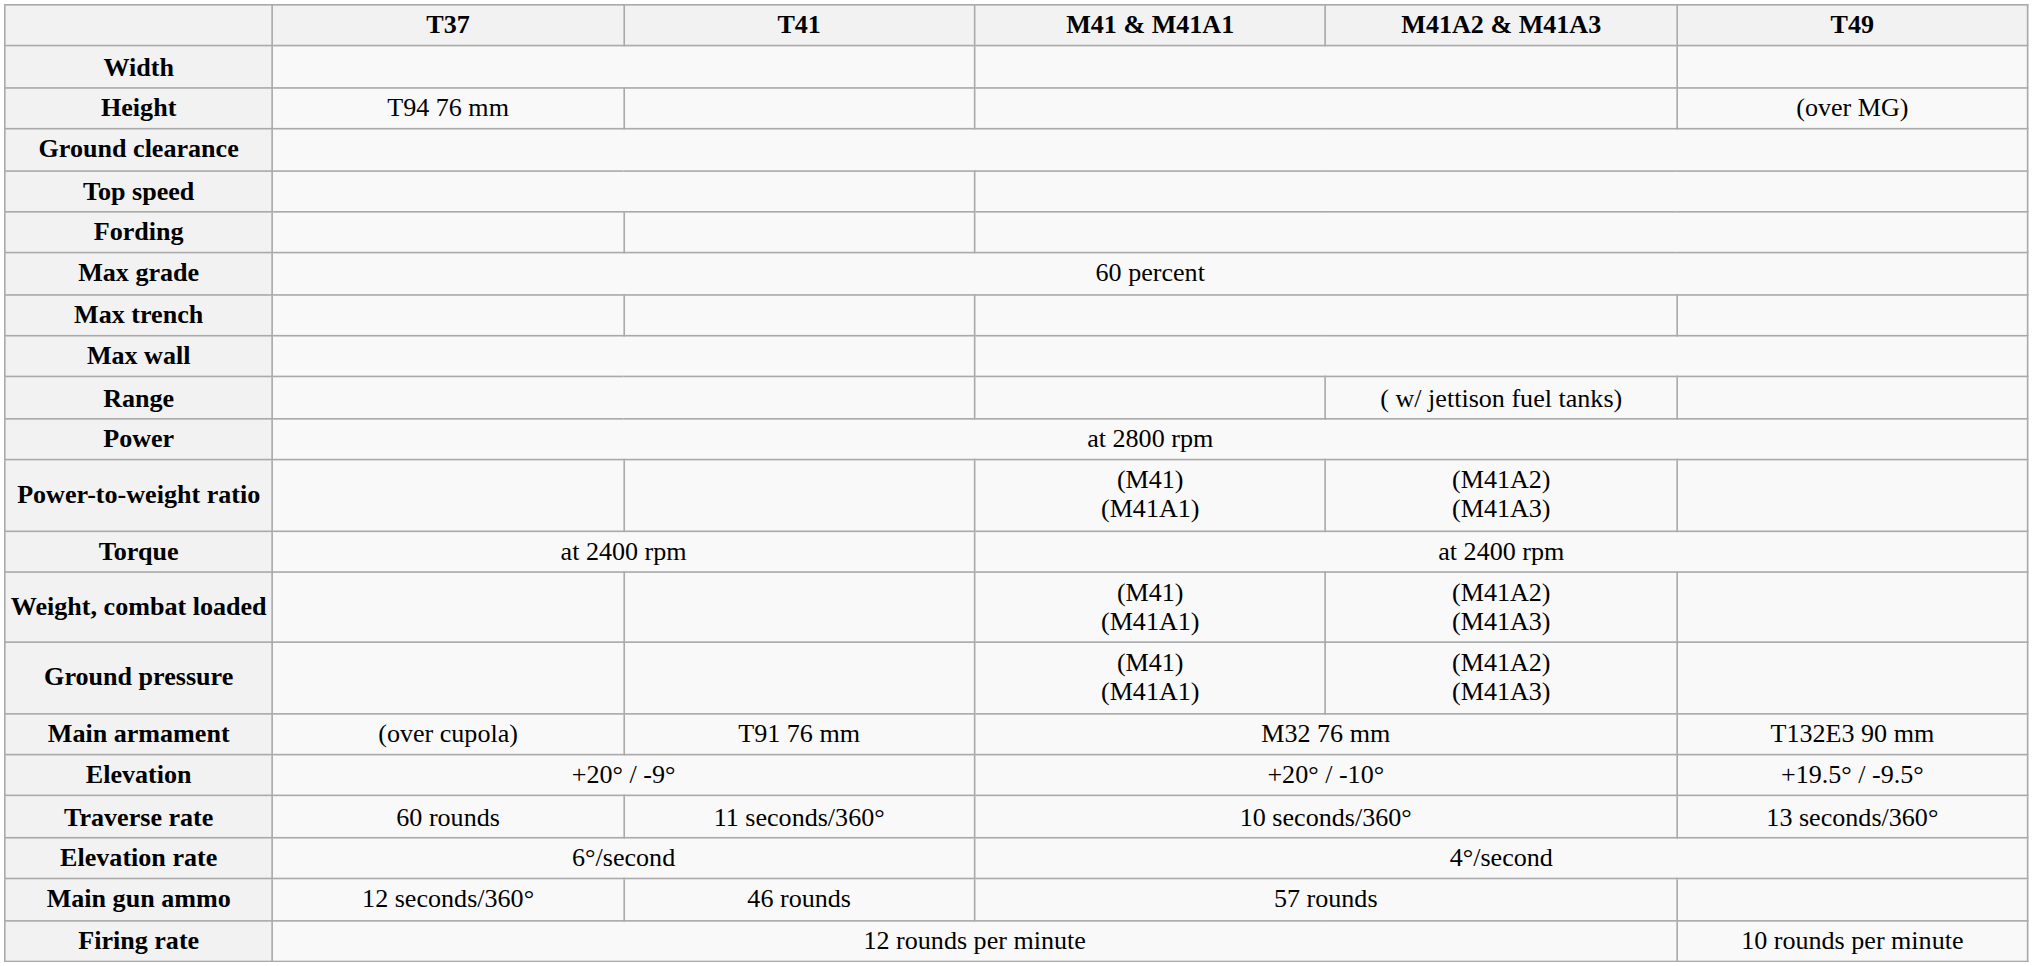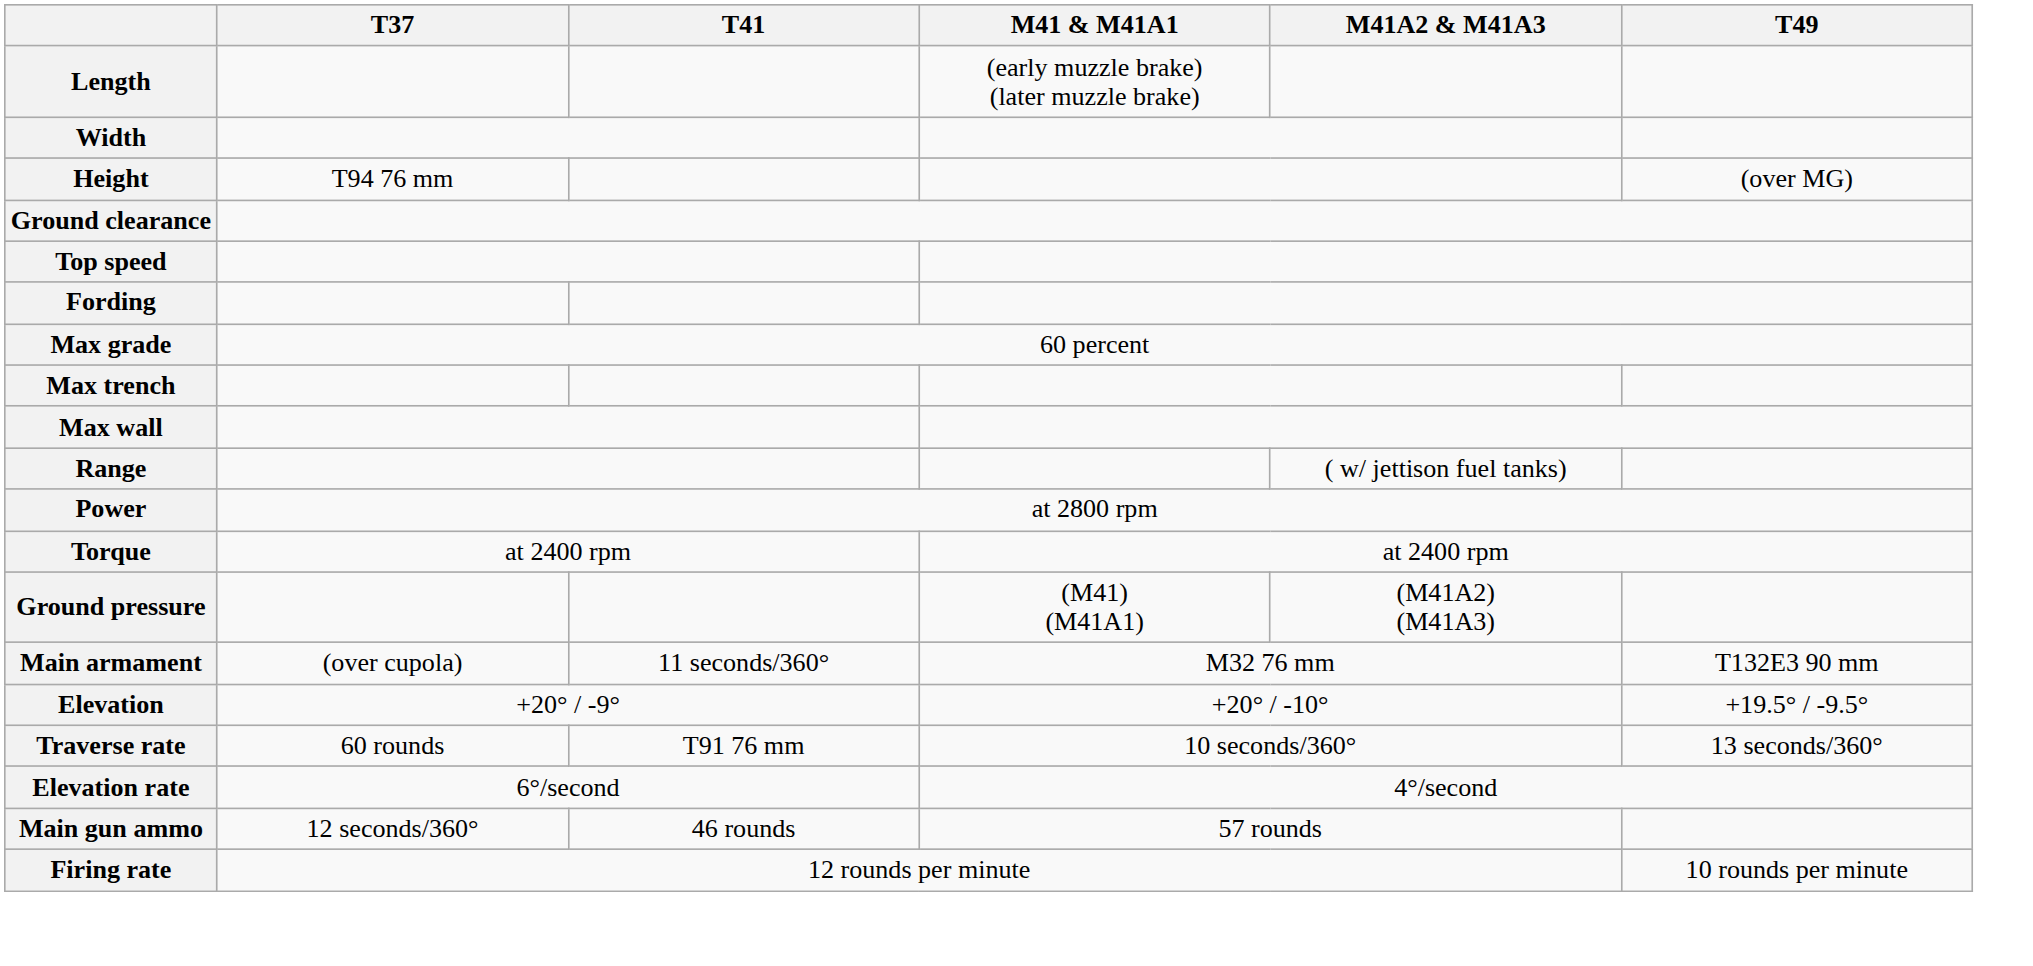+ row: (111, 81)
- row: (139, 494)
- row: (139, 606)
(799, 733) T91 76 mm -> (744, 662) 11 seconds/360°
(799, 816) 11 seconds/360° -> (744, 745) T91 76 mm
